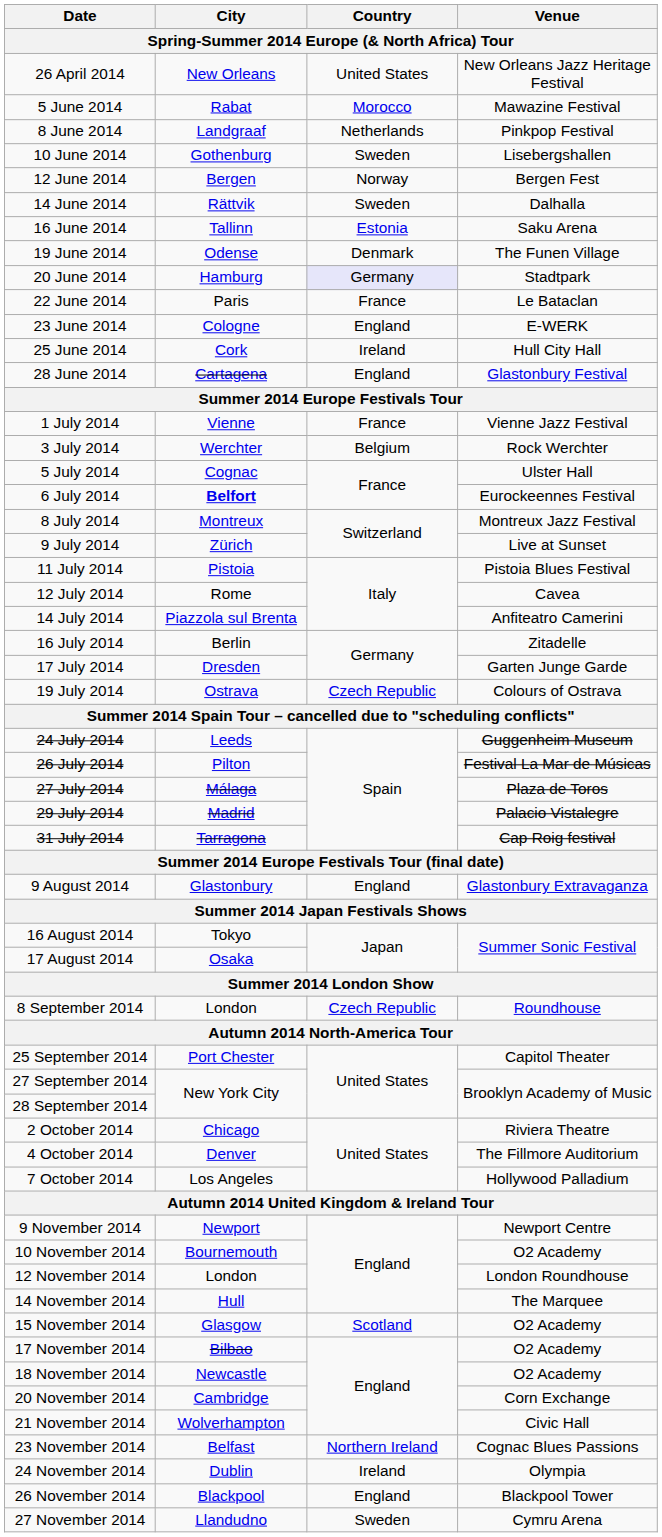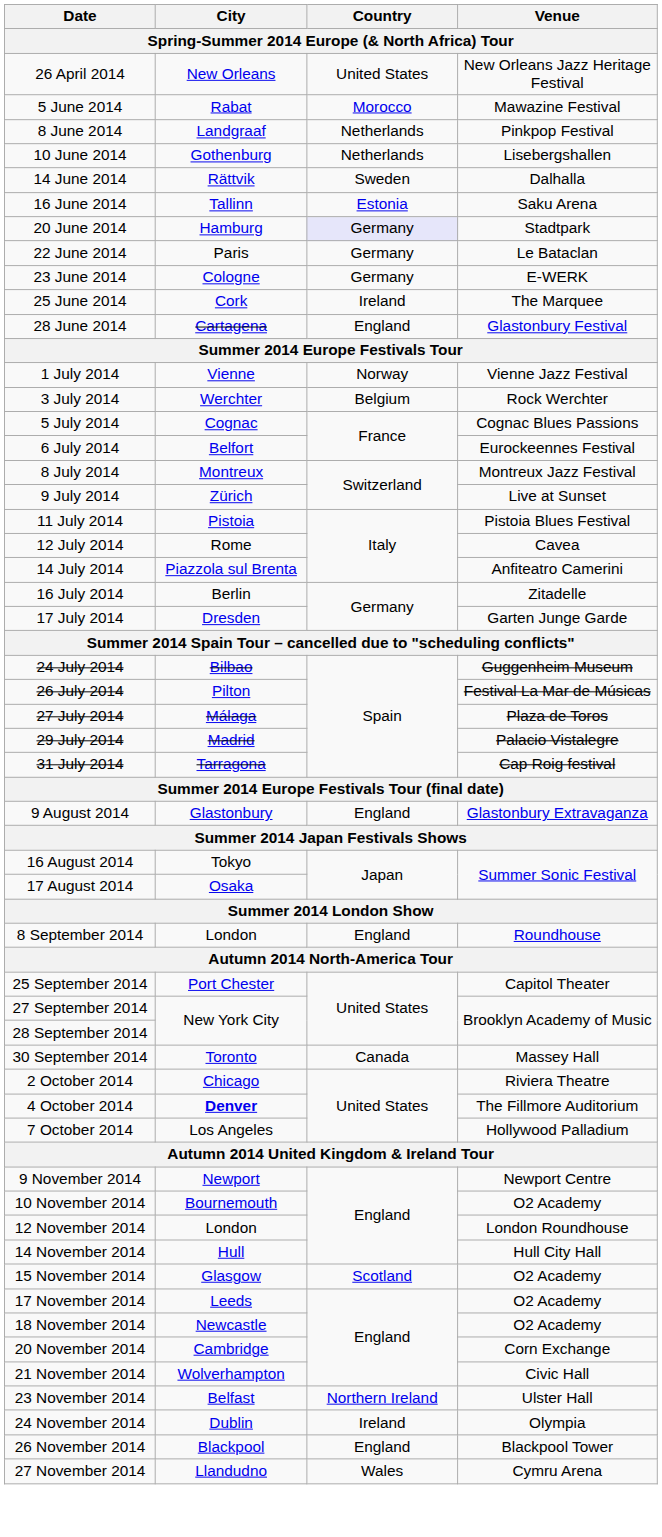(382, 155) Sweden -> (382, 155) Netherlands
- row: (80, 180)
- row: (80, 253)
(382, 301) France -> (382, 253) Germany
(382, 326) England -> (382, 277) Germany
(557, 350) Hull City Hall -> (557, 301) The Marquee
(382, 423) France -> (382, 374) Norway
(557, 472) Ulster Hall -> (557, 423) Cognac Blues Passions
(231, 496) bold -> (231, 448) normal
- row: (80, 691)
(231, 740) Leeds -> (231, 667) Bilbao
(382, 1008) Czech Republic -> (382, 935) England
+ row: (80, 1057)
(231, 1154) normal -> (231, 1105) bold
(557, 1300) The Marquee -> (557, 1251) Hull City Hall
(231, 1349) Bilbao -> (231, 1300) Leeds
(557, 1446) Cognac Blues Passions -> (557, 1398) Ulster Hall
(382, 1519) Sweden -> (382, 1471) Wales
